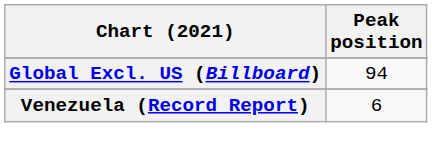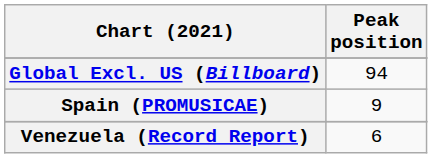+ row: (165, 105)
